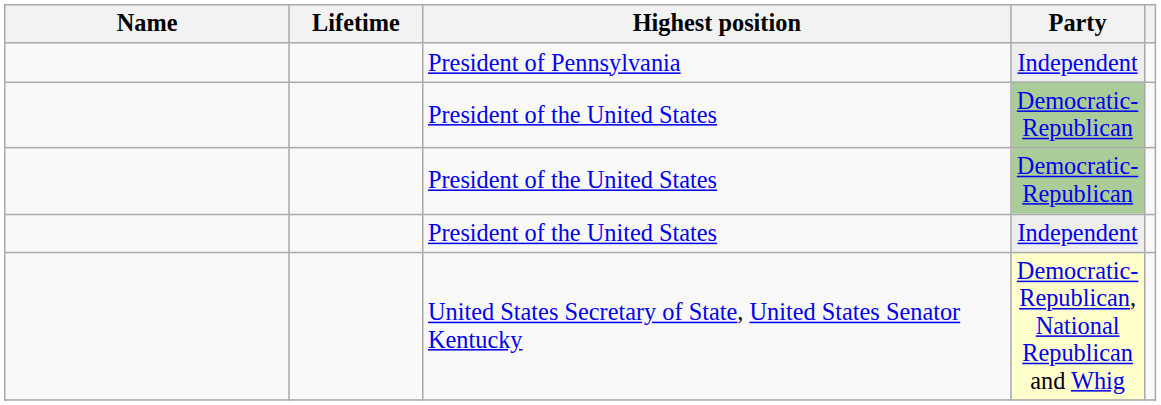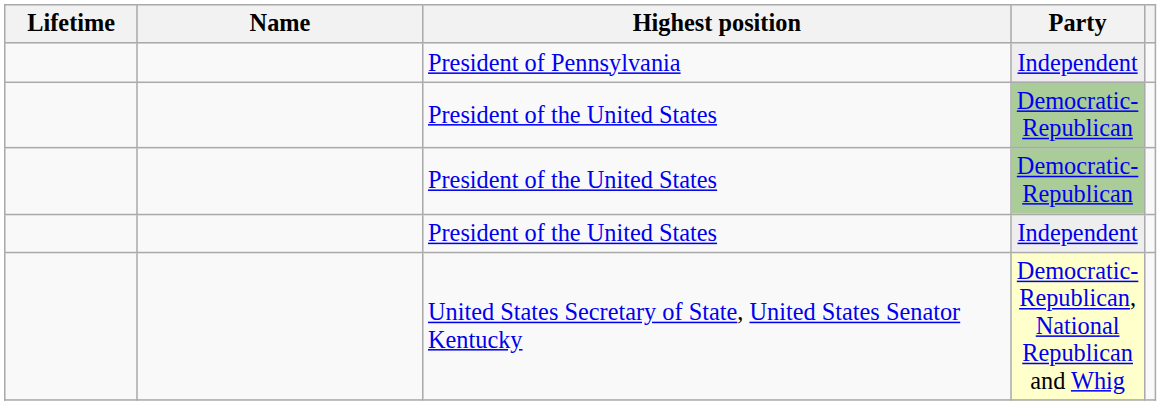columns swapped: (147, 23) <-> (356, 23)
